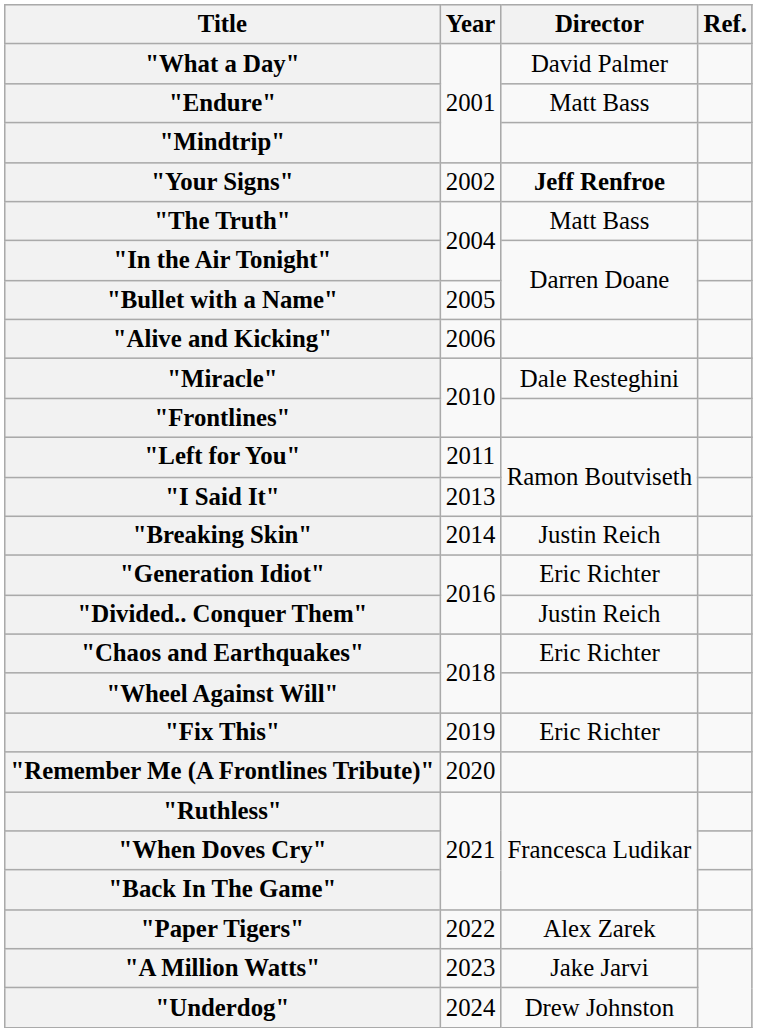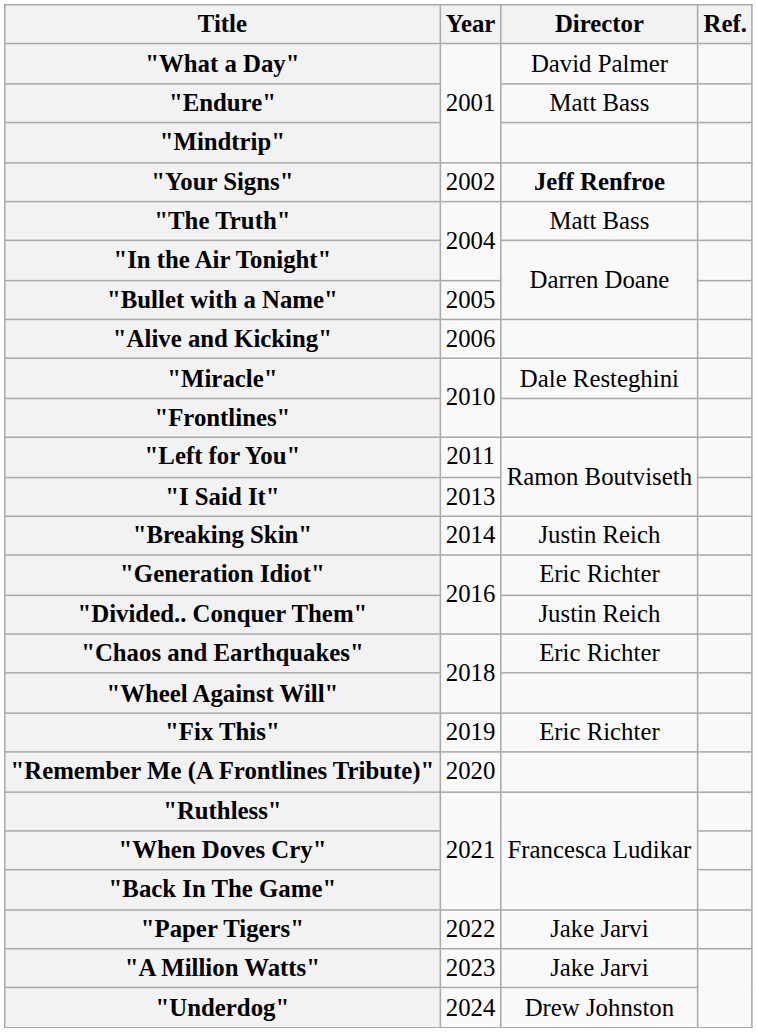(599, 928) Alex Zarek -> (599, 928) Jake Jarvi
